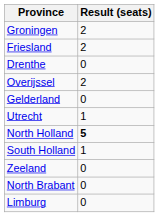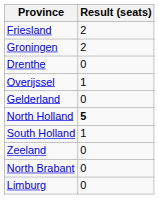rows swapped: (32, 30) <-> (29, 47)
(83, 82) 2 -> (83, 82) 1
- row: (24, 116)
